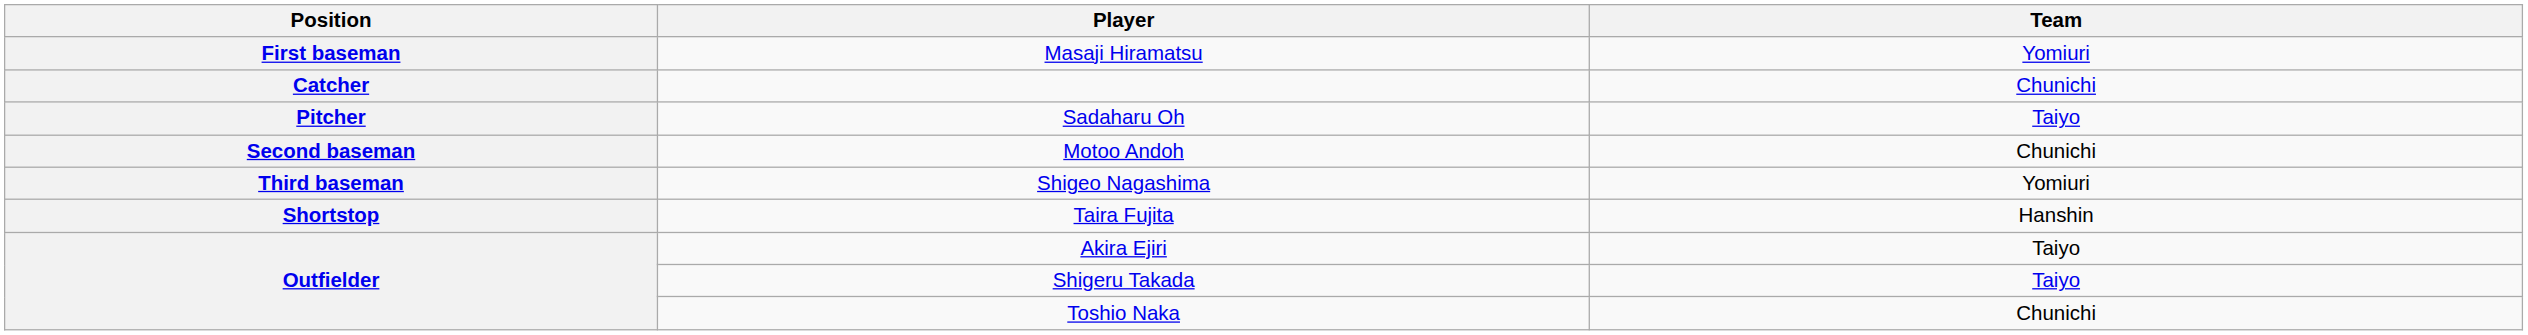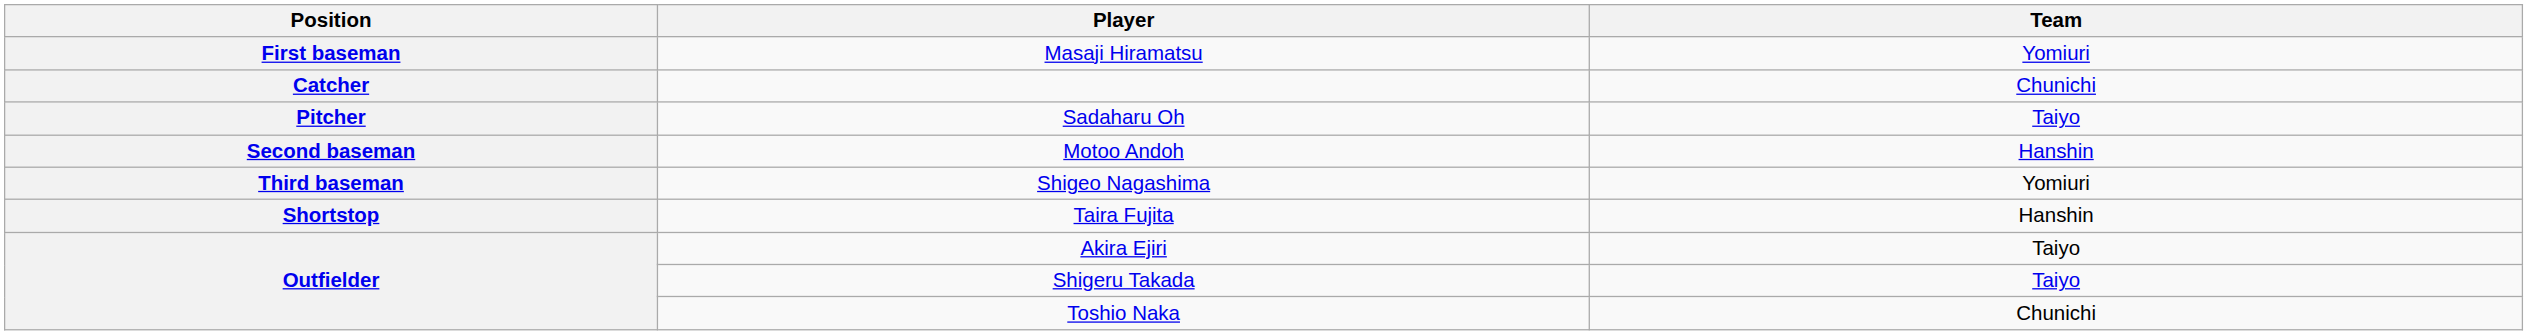(2056, 150) Chunichi -> (2056, 150) Hanshin
